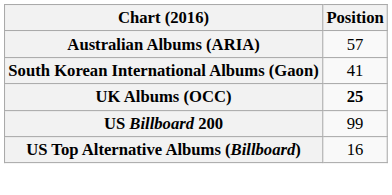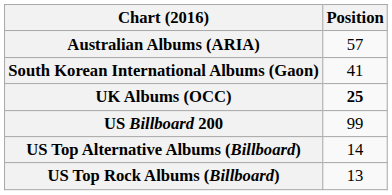(355, 149) 16 -> (355, 149) 14
+ row: (164, 176)
